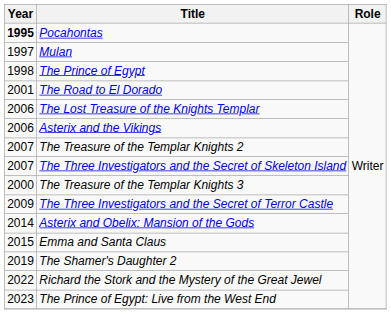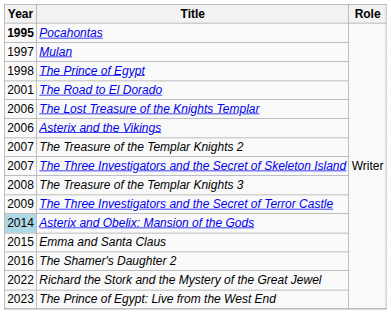(20, 185) 2000 -> (20, 185) 2008
(20, 223) no background -> (20, 223) lightblue background
(20, 261) 2019 -> (20, 261) 2016
